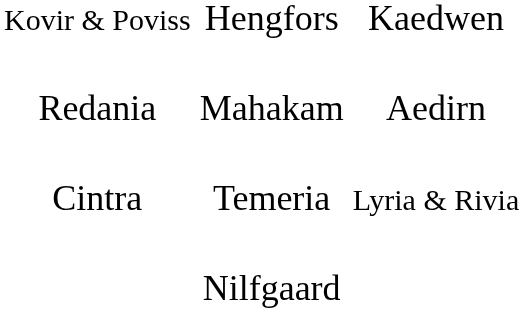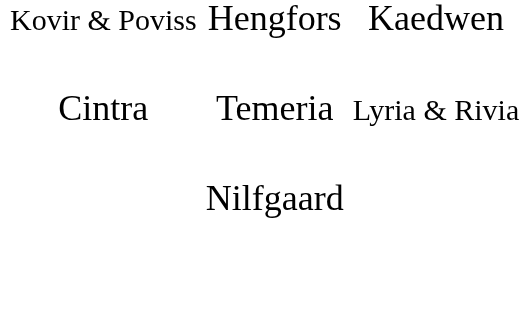- row: (97, 107)
